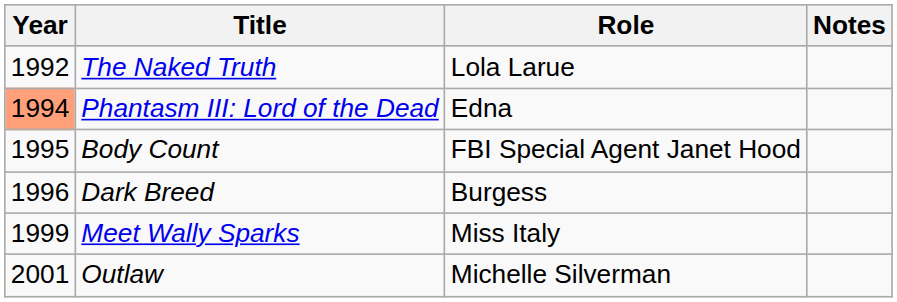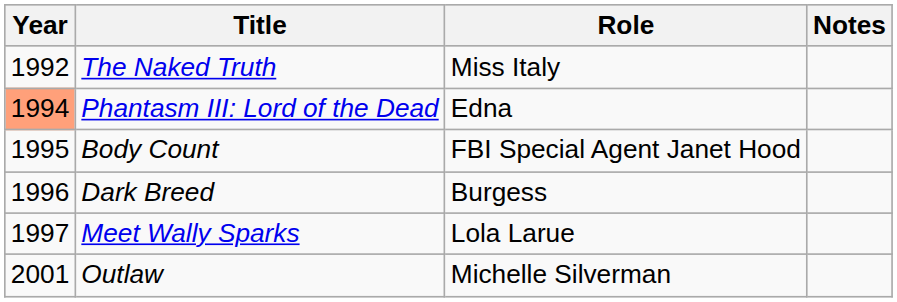(513, 66) Lola Larue -> (505, 66) Miss Italy
(40, 233) 1999 -> (40, 233) 1997
(505, 233) Miss Italy -> (513, 233) Lola Larue
